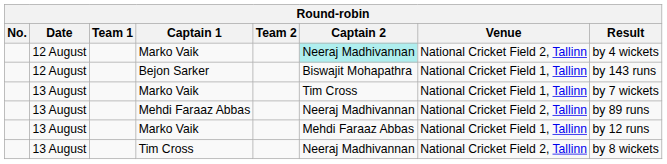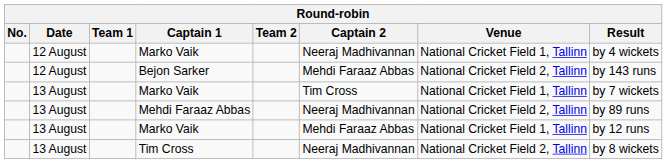(359, 52) paleturquoise background -> (359, 52) no background
(504, 52) National Cricket Field 2, Tallinn -> (504, 52) National Cricket Field 1, Tallinn
(357, 71) Biswajit Mohapathra -> (358, 71) Mehdi Faraaz Abbas
(504, 71) National Cricket Field 1, Tallinn -> (504, 71) National Cricket Field 2, Tallinn
